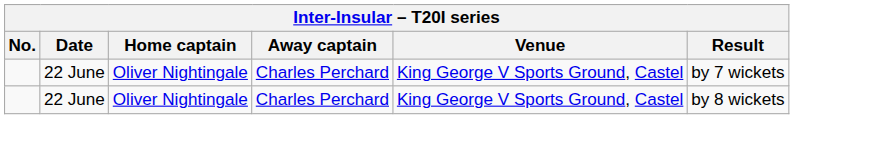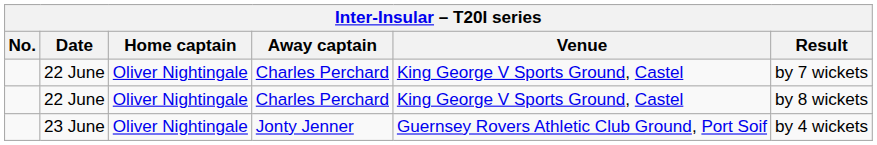+ row: (74, 126)
